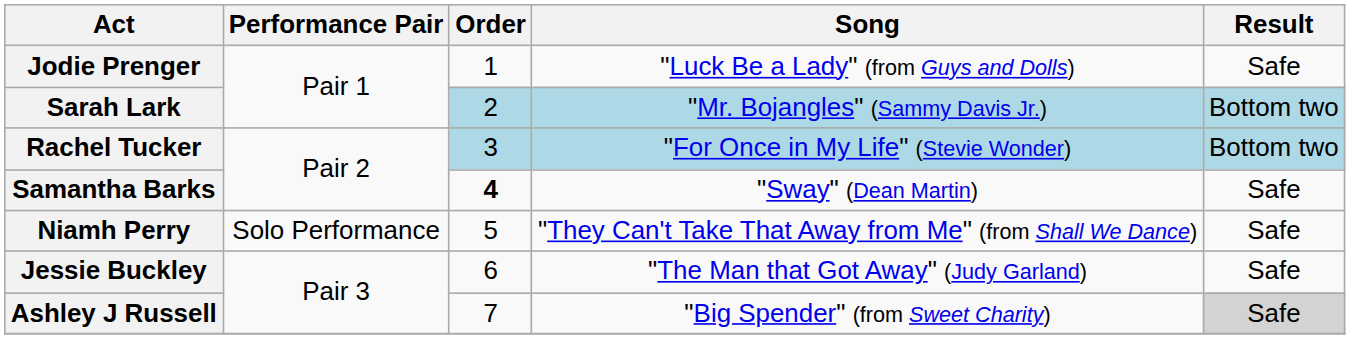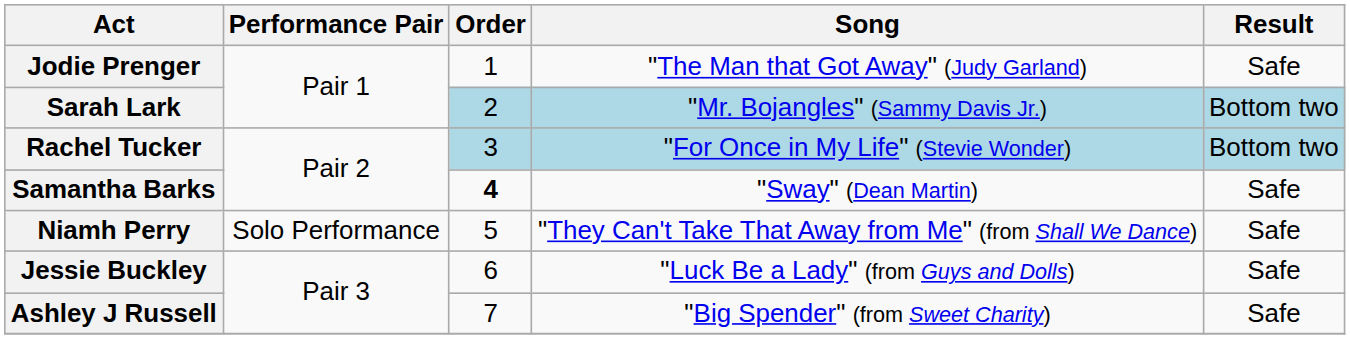(868, 66) "Luck Be a Lady" (from Guys and Dolls) -> (868, 66) "The Man that Got Away" (Judy Garland)
(868, 271) "The Man that Got Away" (Judy Garland) -> (868, 271) "Luck Be a Lady" (from Guys and Dolls)
(1274, 312) lightgrey background -> (1274, 312) no background
